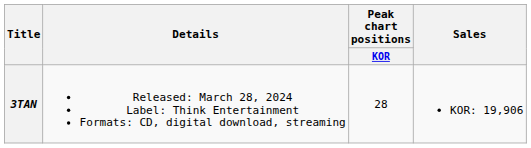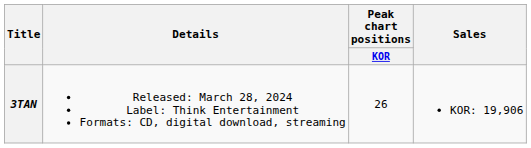(381, 104) 28 -> (381, 104) 26
